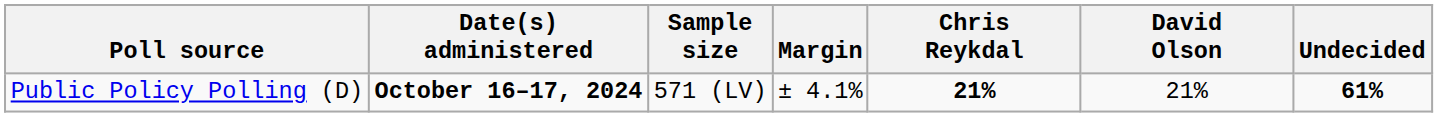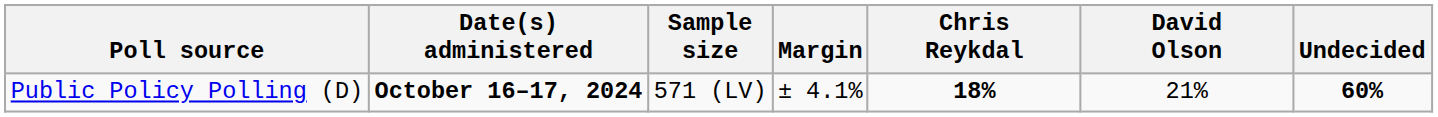(974, 92) 21% -> (974, 92) 18%
(1362, 92) 61% -> (1362, 92) 60%
